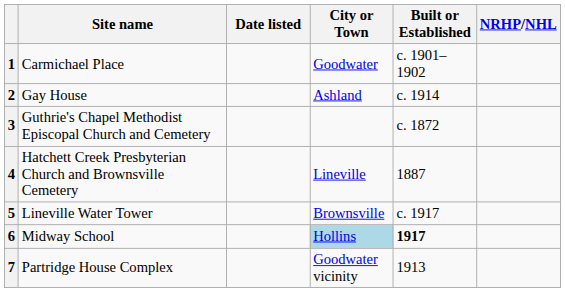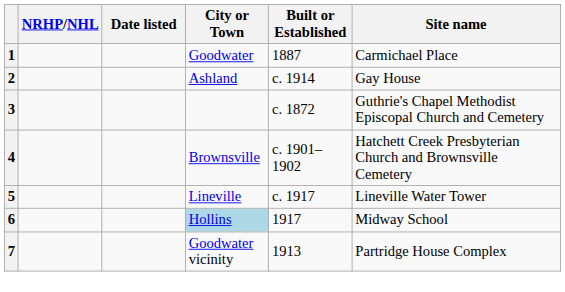columns swapped: (122, 24) <-> (518, 24)
(422, 63) c. 1901–1902 -> (287, 55) 1887
(339, 173) Lineville -> (224, 157) Brownsville
(411, 173) 1887 -> (297, 157) c. 1901–1902
(349, 213) Brownsville -> (215, 197) Lineville
(411, 236) bold -> (287, 220) normal
